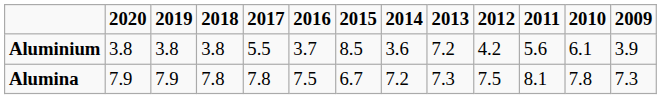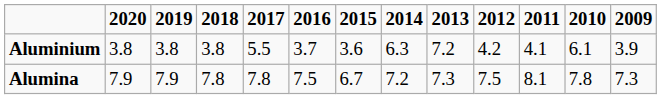(351, 49) 8.5 -> (351, 49) 3.6
(397, 49) 3.6 -> (397, 49) 6.3
(535, 49) 5.6 -> (535, 49) 4.1
